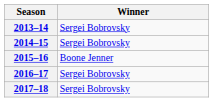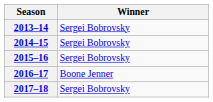(87, 58) Boone Jenner -> (95, 58) Sergei Bobrovsky
(95, 74) Sergei Bobrovsky -> (87, 74) Boone Jenner
